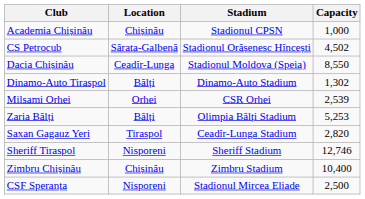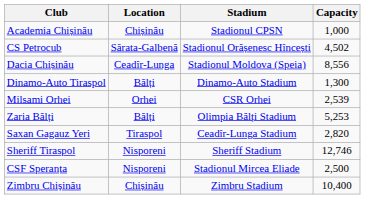(337, 64) 8,550 -> (337, 64) 8,556
(337, 82) 1,302 -> (337, 82) 1,300
rows swapped: (37, 185) <-> (44, 168)
